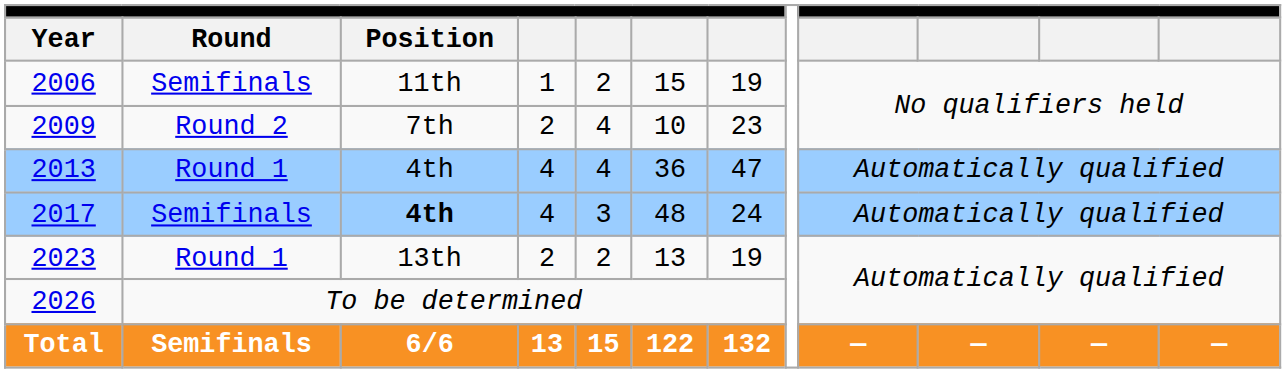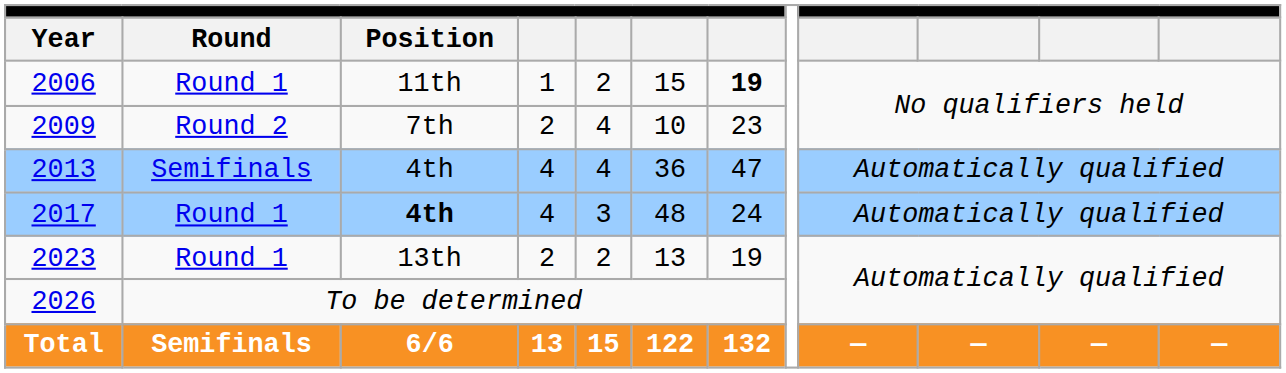(231, 83) Semifinals -> (231, 83) Round 1
(747, 83) normal -> (747, 83) bold
(231, 171) Round 1 -> (231, 171) Semifinals
(231, 214) Semifinals -> (231, 214) Round 1
